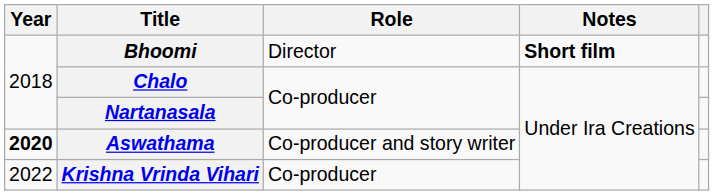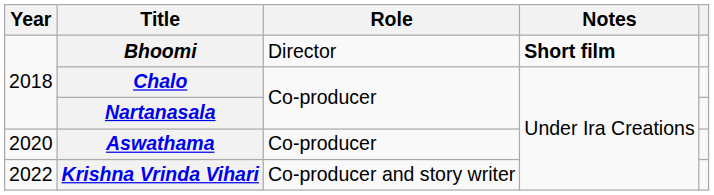(31, 143) bold -> (31, 143) normal
(392, 143) Co-producer and story writer -> (322, 143) Co-producer
(322, 174) Co-producer -> (392, 174) Co-producer and story writer
